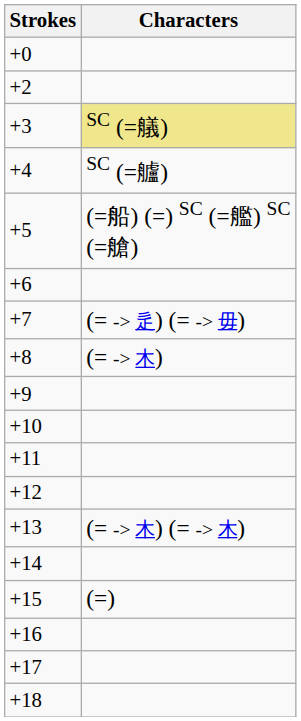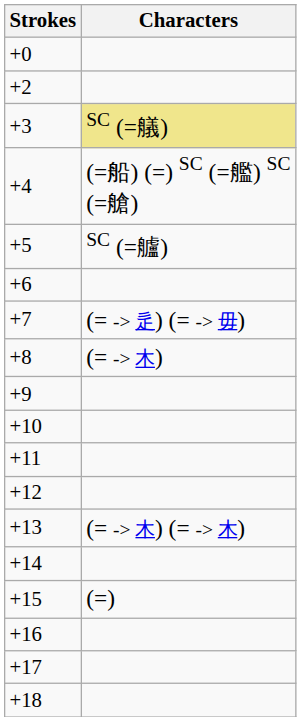(127, 169) SC (=艫) -> (188, 185) (=船) (=) SC (=艦) SC (=艙)
(188, 229) (=船) (=) SC (=艦) SC (=艙) -> (127, 245) SC (=艫)
